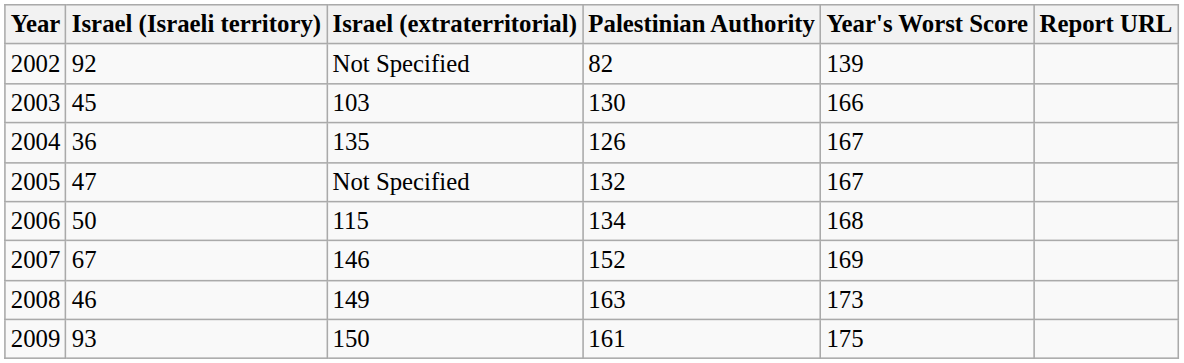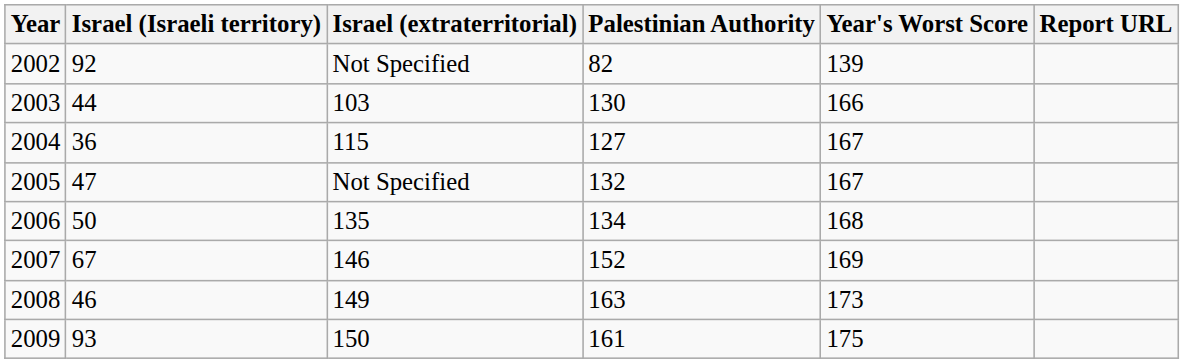(84, 102) 45 -> (84, 102) 44
(351, 142) 135 -> (351, 142) 115
(607, 142) 126 -> (607, 142) 127
(351, 220) 115 -> (351, 220) 135
